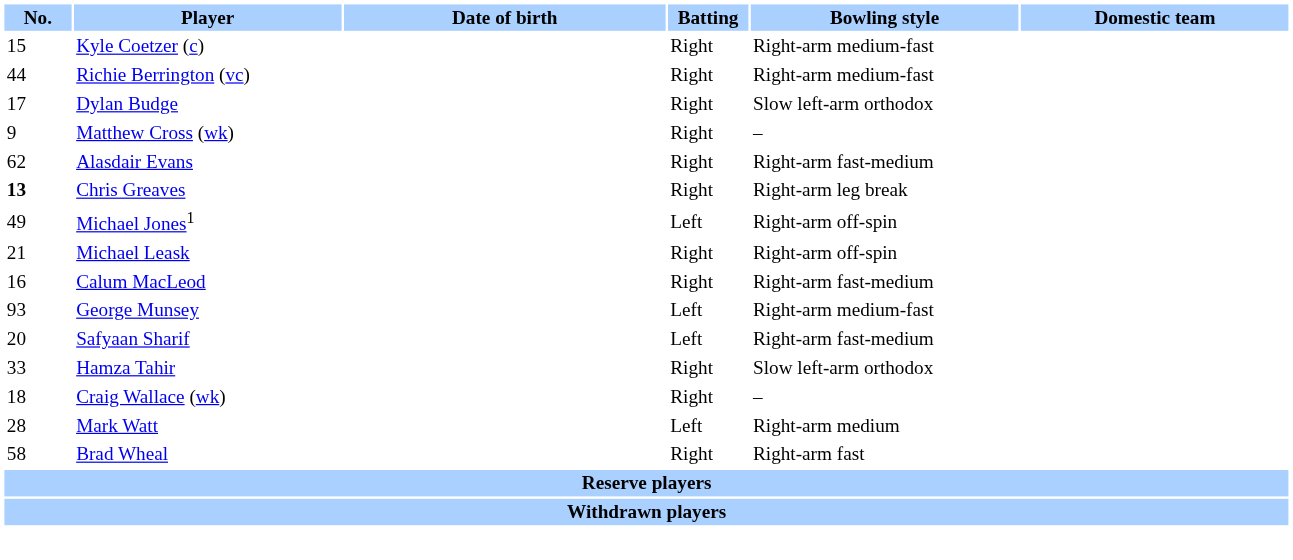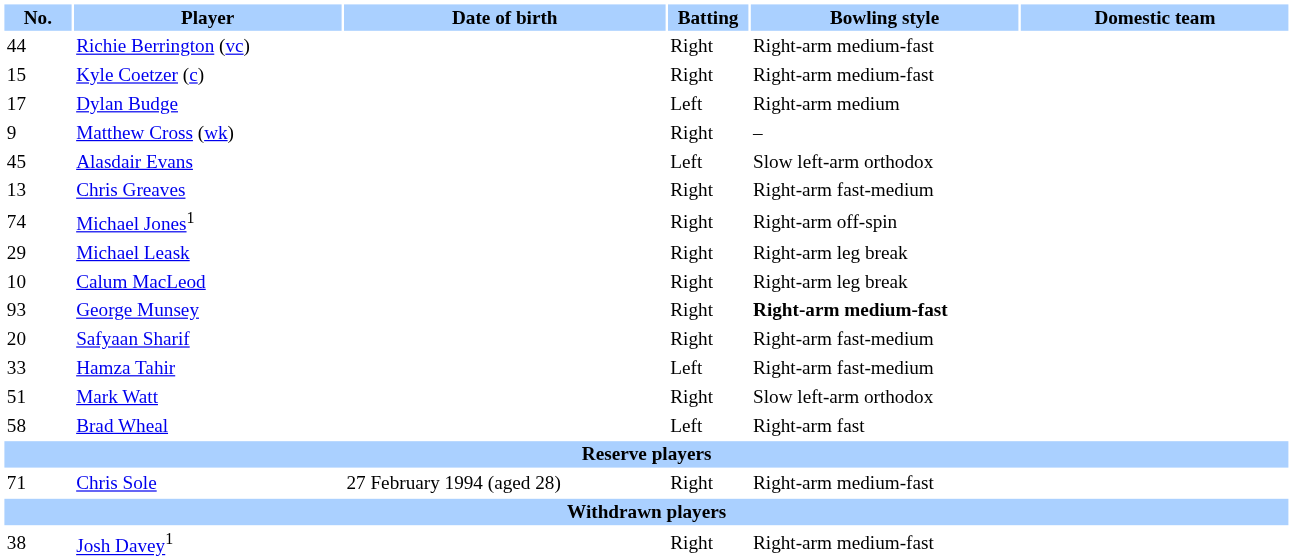rows swapped: (140, 46) <-> (163, 75)
(692, 103) Right -> (686, 103) Left
(843, 103) Slow left-arm orthodox -> (826, 103) Right-arm medium
(16, 161) 62 -> (16, 161) 45
(692, 161) Right -> (686, 161) Left
(843, 161) Right-arm fast-medium -> (843, 161) Slow left-arm orthodox
(16, 190) bold -> (16, 190) normal
(830, 190) Right-arm leg break -> (843, 190) Right-arm fast-medium
(16, 221) 49 -> (16, 221) 74
(686, 221) Left -> (692, 221) Right
(16, 253) 21 -> (16, 253) 29
(825, 253) Right-arm off-spin -> (830, 253) Right-arm leg break
(16, 281) 16 -> (16, 281) 10
(843, 281) Right-arm fast-medium -> (830, 281) Right-arm leg break
(686, 310) Left -> (692, 310) Right
(843, 310) normal -> (850, 310) bold
(686, 339) Left -> (692, 339) Right
(692, 368) Right -> (686, 368) Left
(843, 368) Slow left-arm orthodox -> (843, 368) Right-arm fast-medium
- row: (151, 397)
(16, 425) 28 -> (16, 397) 51
(686, 425) Left -> (692, 397) Right
(826, 425) Right-arm medium -> (843, 397) Slow left-arm orthodox
(692, 454) Right -> (686, 425) Left
+ row: (116, 483)
+ row: (125, 543)
